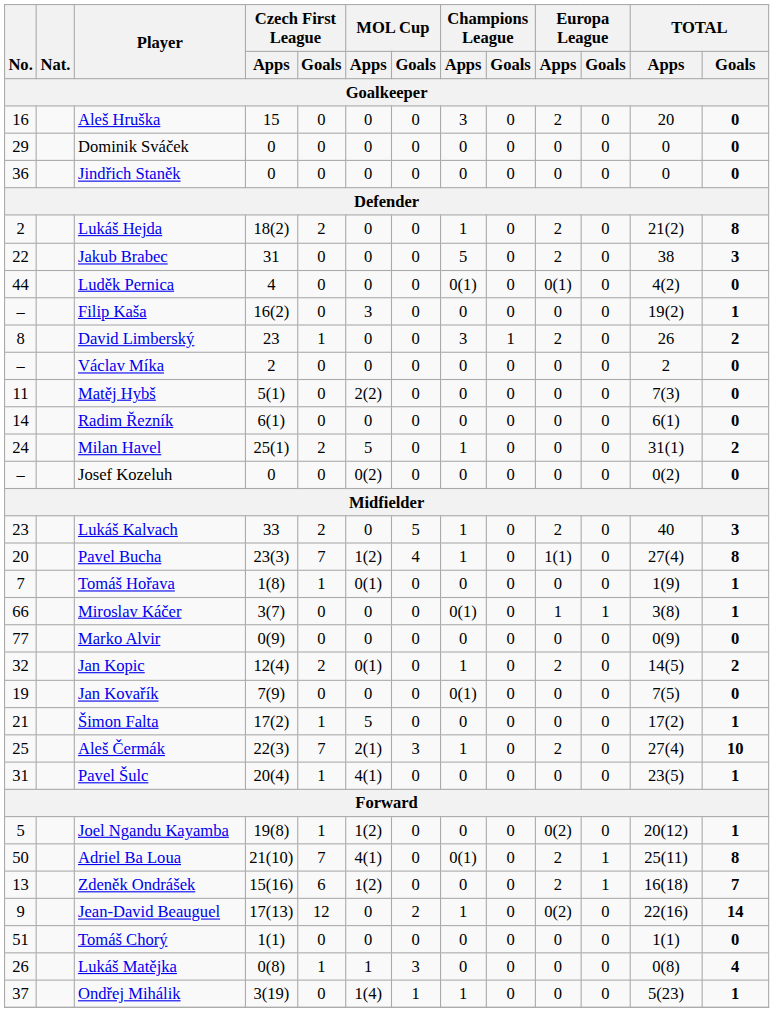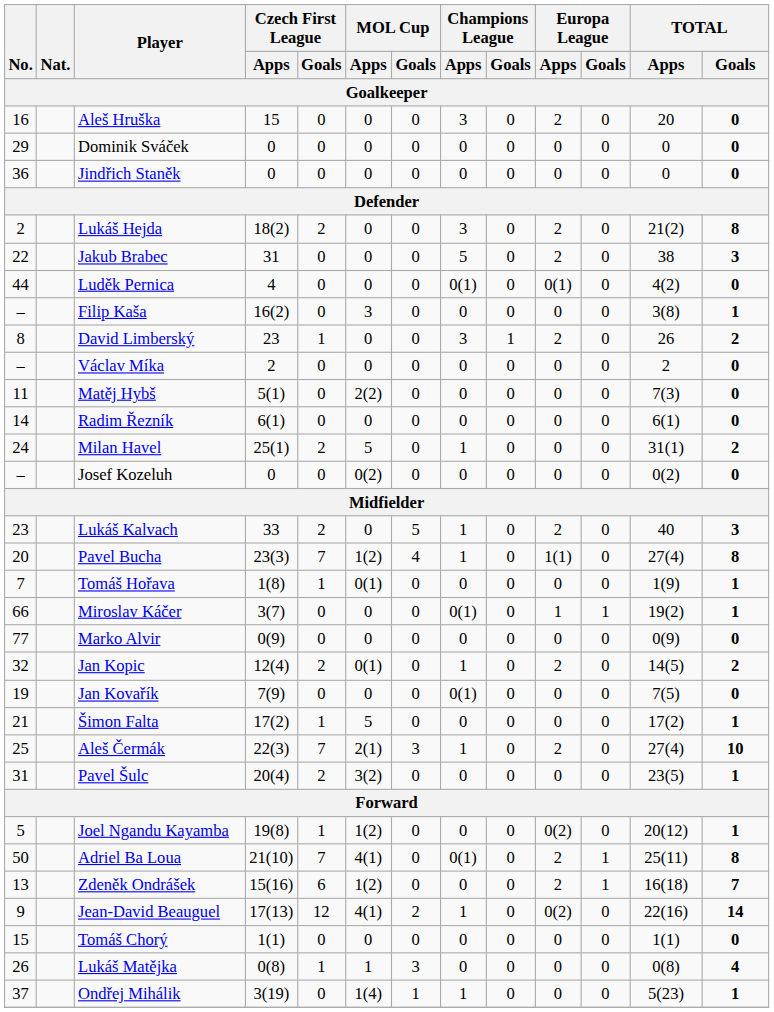(463, 229) 1 -> (463, 229) 3
(666, 311) 19(2) -> (666, 311) 3(8)
(666, 611) 3(8) -> (666, 611) 19(2)
(321, 775) 1 -> (321, 775) 2
(368, 775) 4(1) -> (368, 775) 3(2)
(368, 912) 0 -> (368, 912) 4(1)
(21, 939) 51 -> (21, 939) 15
